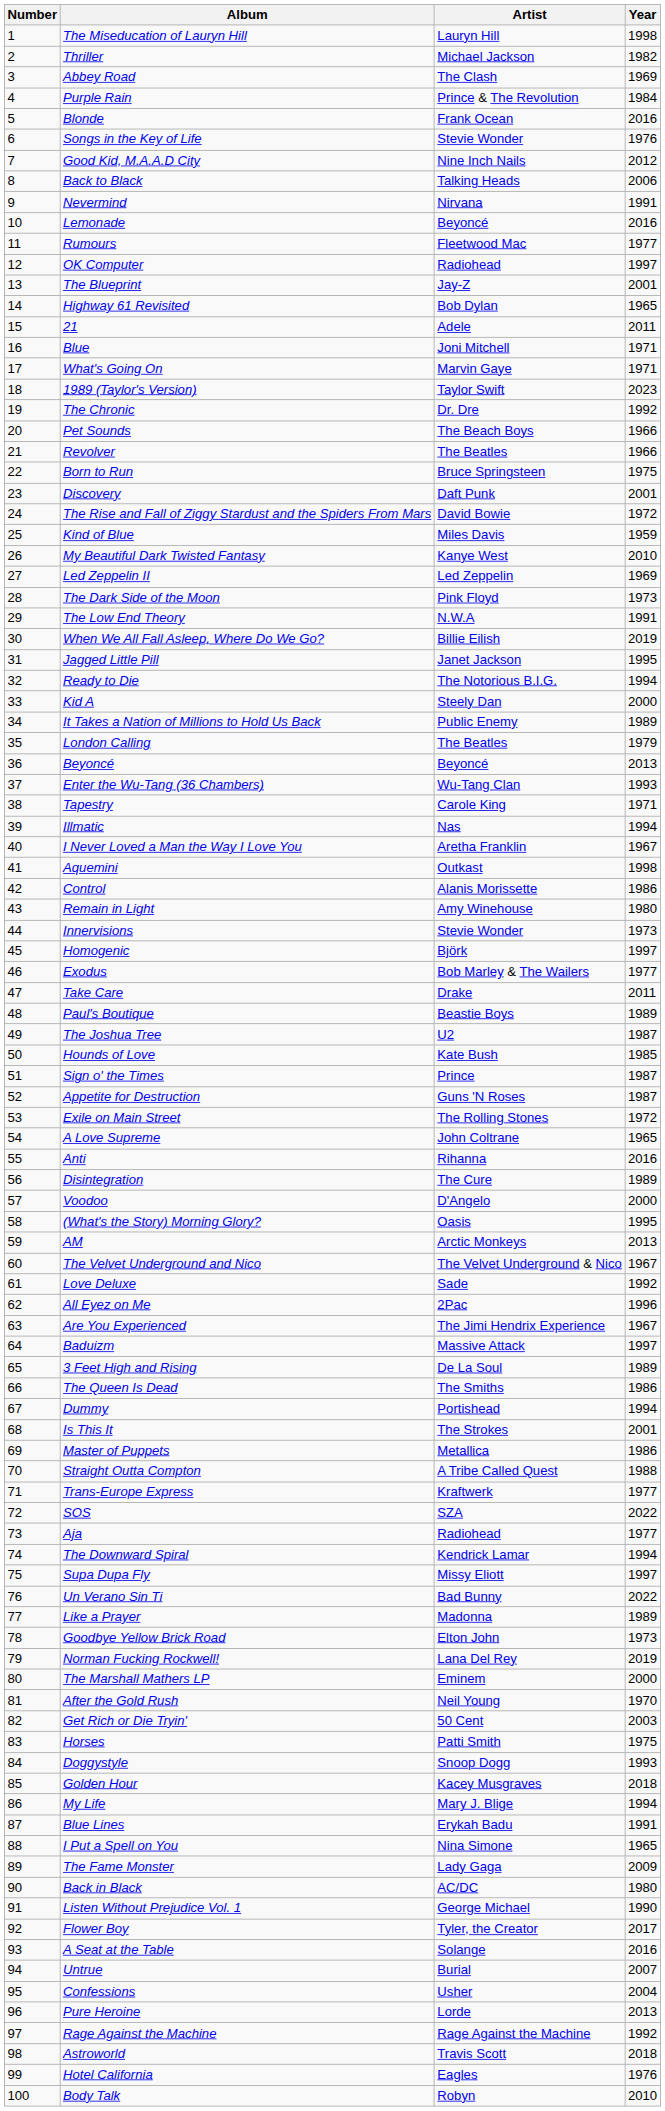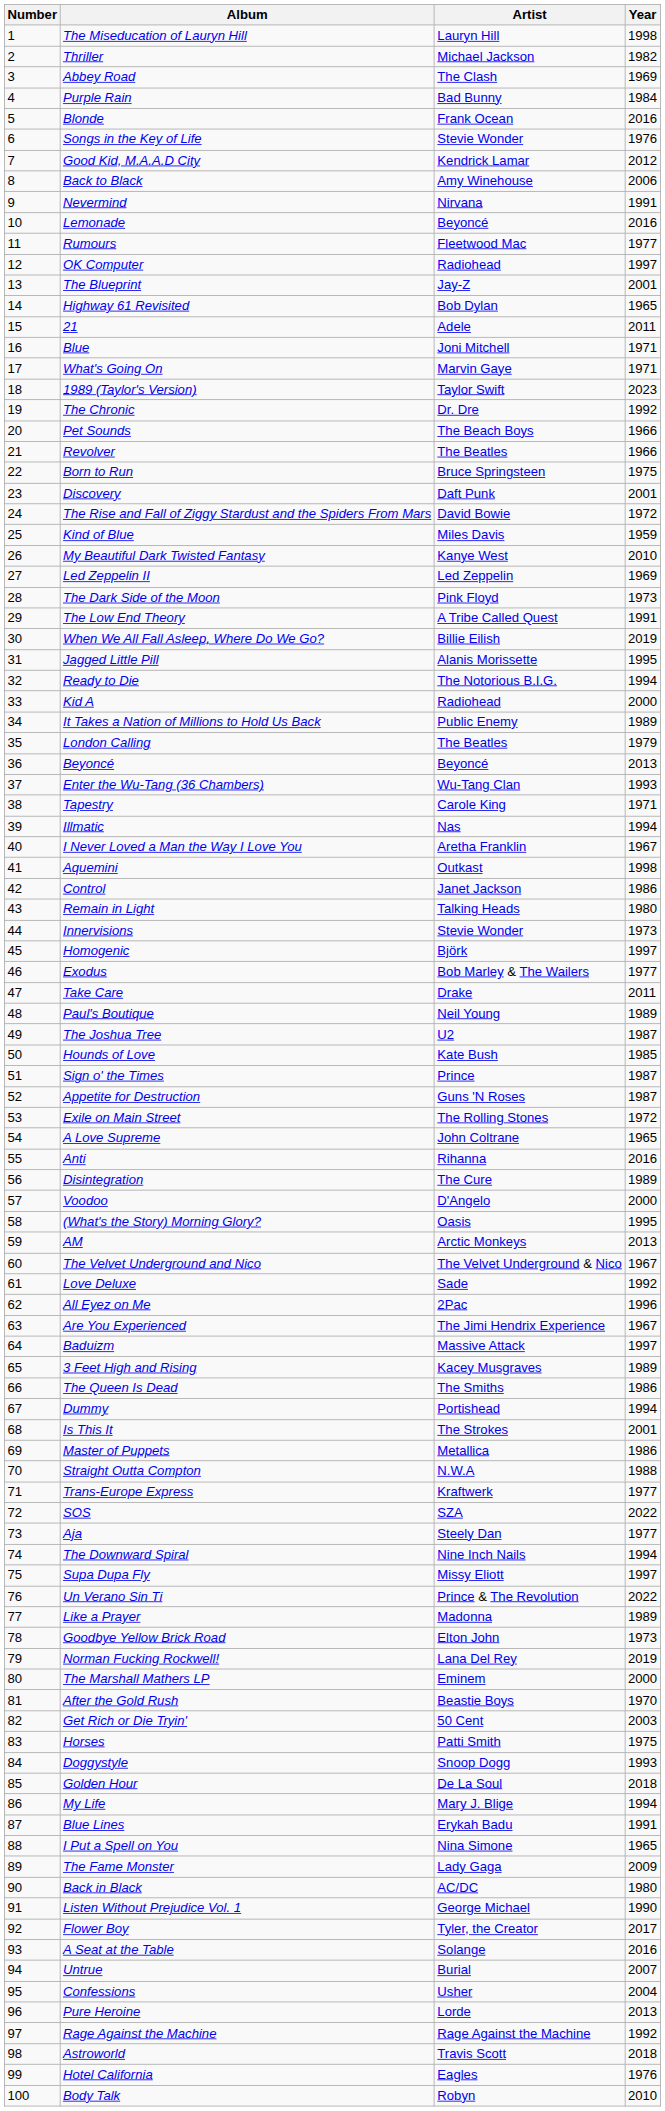(508, 98) Prince & The Revolution -> (469, 98) Bad Bunny
(481, 160) Nine Inch Nails -> (483, 160) Kendrick Lamar
(479, 181) Talking Heads -> (485, 181) Amy Winehouse
(456, 618) N.W.A -> (498, 618) A Tribe Called Quest
(479, 659) Janet Jackson -> (487, 659) Alanis Morissette
(469, 701) Steely Dan -> (469, 701) Radiohead
(487, 888) Alanis Morissette -> (479, 888) Janet Jackson
(485, 909) Amy Winehouse -> (479, 909) Talking Heads
(476, 1013) Beastie Boys -> (469, 1013) Neil Young
(470, 1367) De La Soul -> (489, 1367) Kacey Musgraves
(498, 1471) A Tribe Called Quest -> (456, 1471) N.W.A
(469, 1533) Radiohead -> (469, 1533) Steely Dan
(483, 1554) Kendrick Lamar -> (481, 1554) Nine Inch Nails
(469, 1596) Bad Bunny -> (508, 1596) Prince & The Revolution
(469, 1700) Neil Young -> (476, 1700) Beastie Boys
(489, 1783) Kacey Musgraves -> (470, 1783) De La Soul
